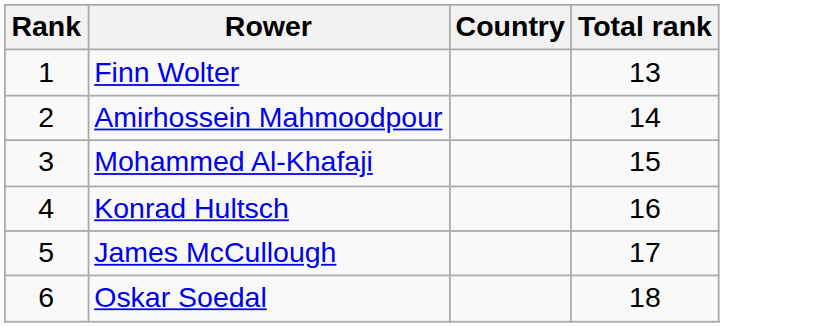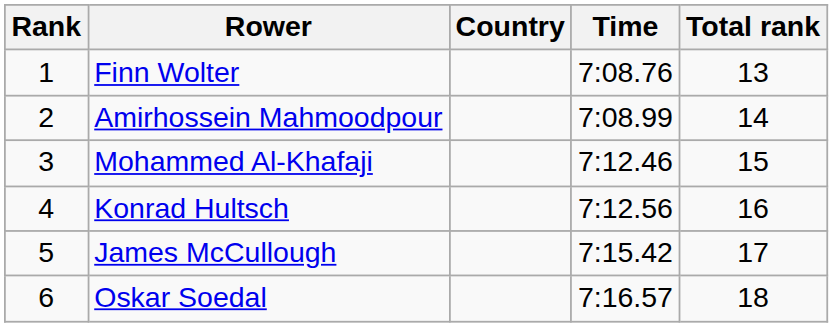+ column: (625, 27)
